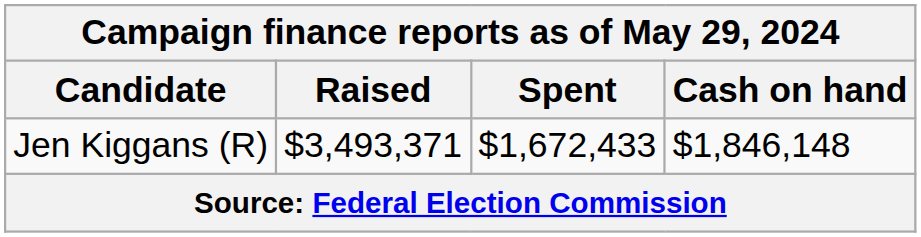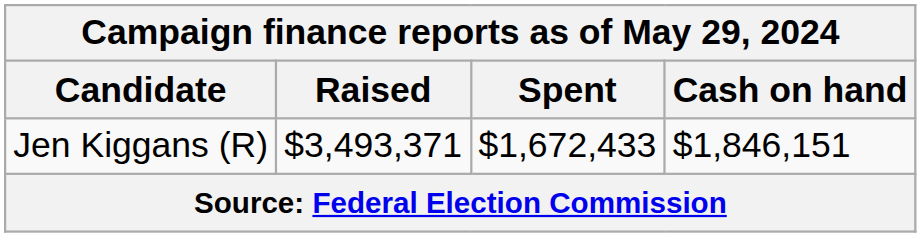(762, 145) $1,846,148 -> (762, 145) $1,846,151
